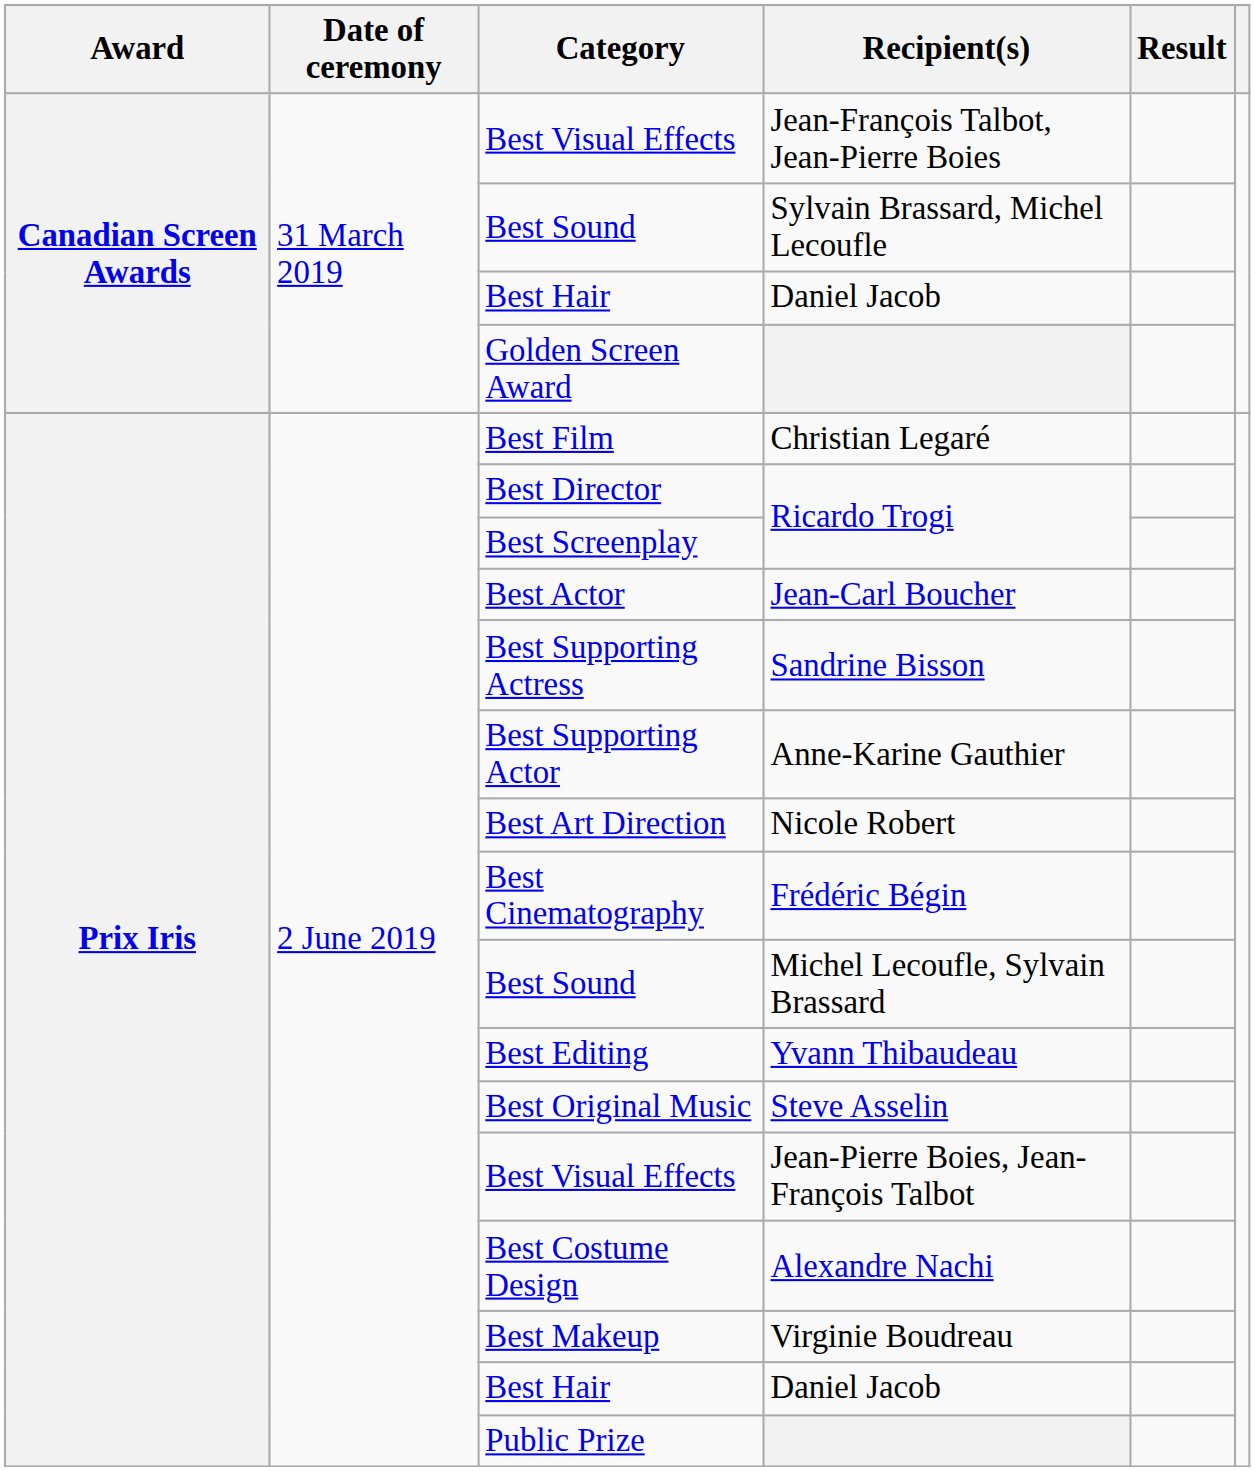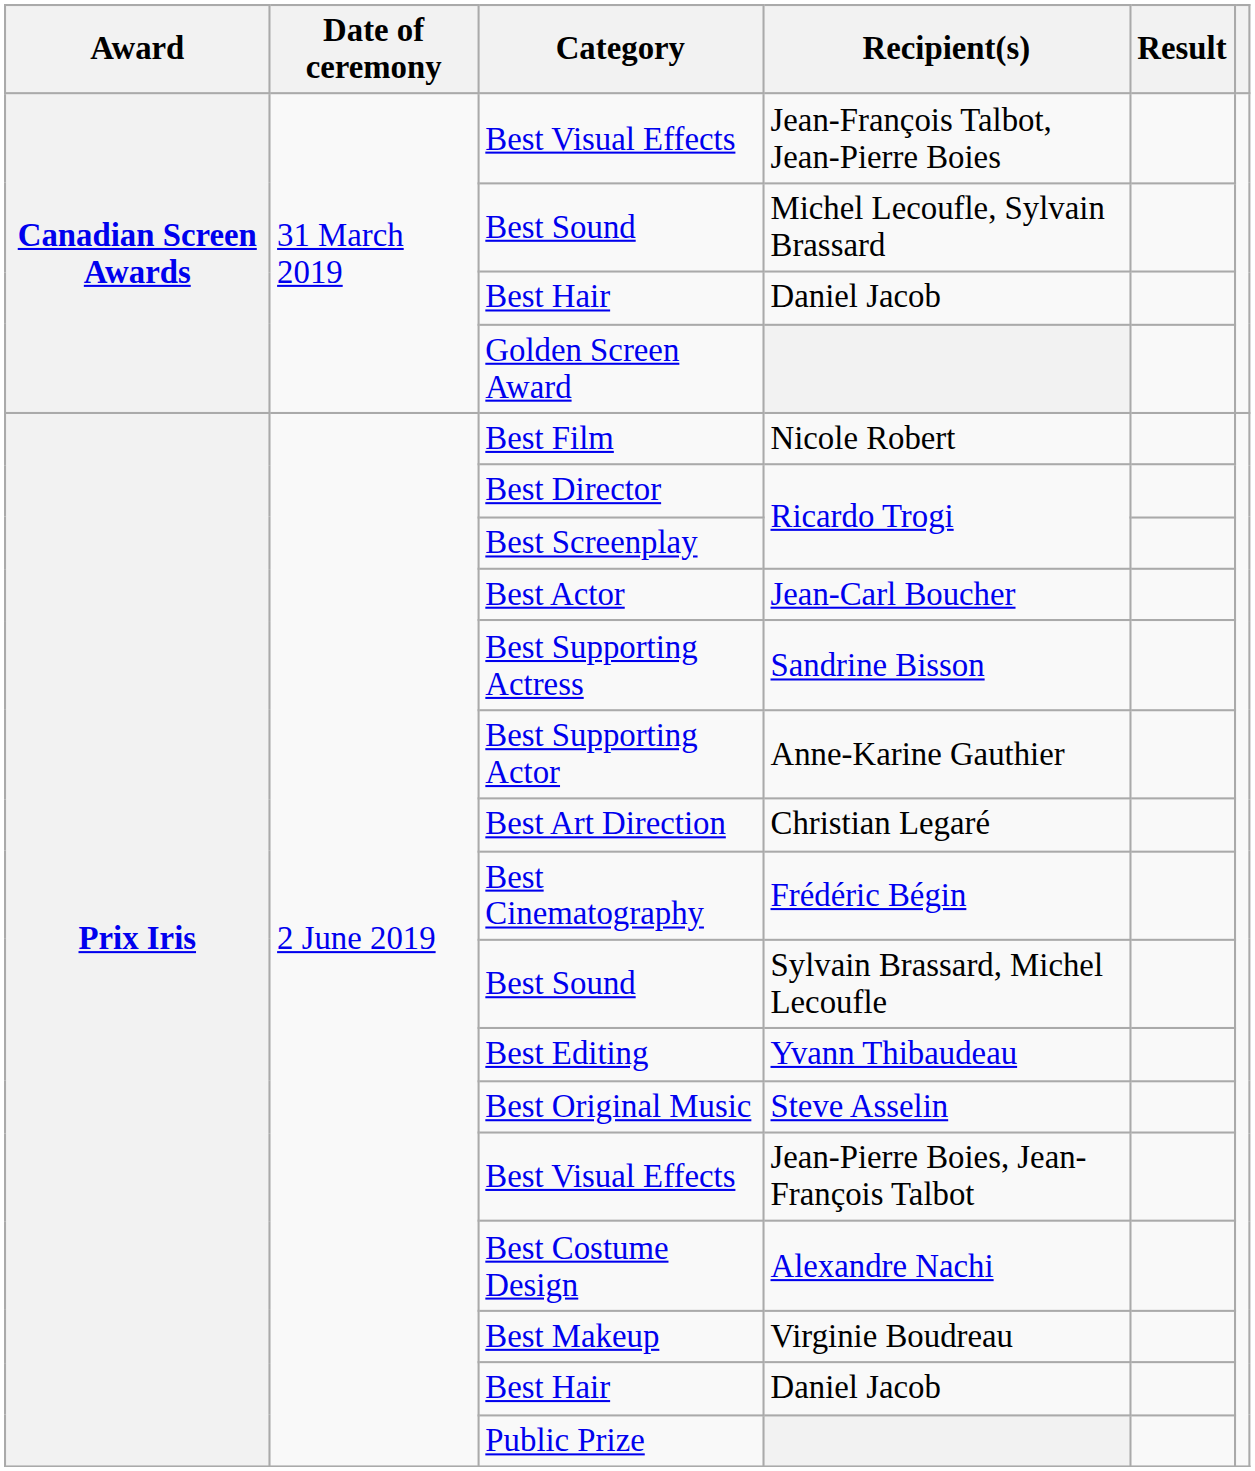(937, 226) Sylvain Brassard, Michel Lecoufle -> (938, 226) Michel Lecoufle, Sylvain Brassard
(880, 438) Christian Legaré -> (863, 438) Nicole Robert
(863, 824) Nicole Robert -> (880, 824) Christian Legaré
(938, 983) Michel Lecoufle, Sylvain Brassard -> (937, 983) Sylvain Brassard, Michel Lecoufle
